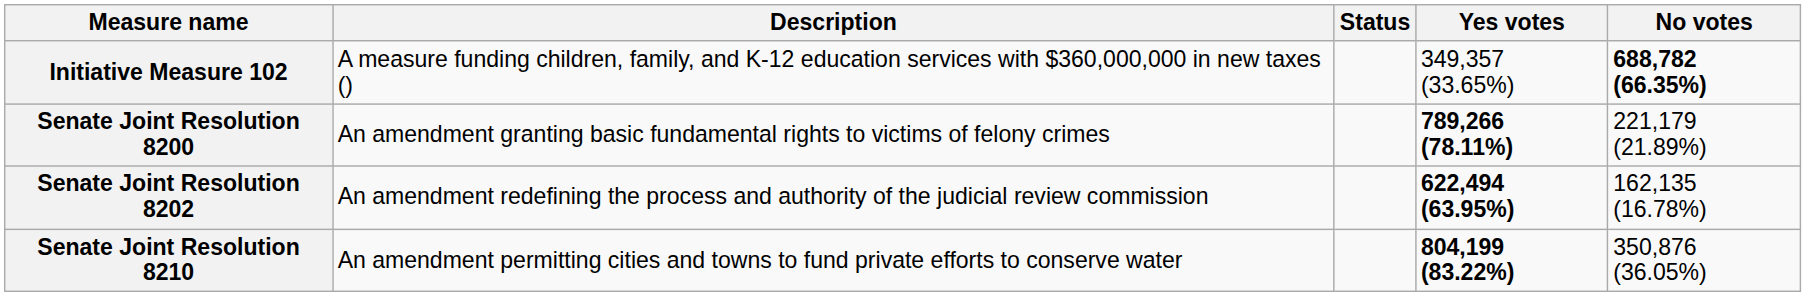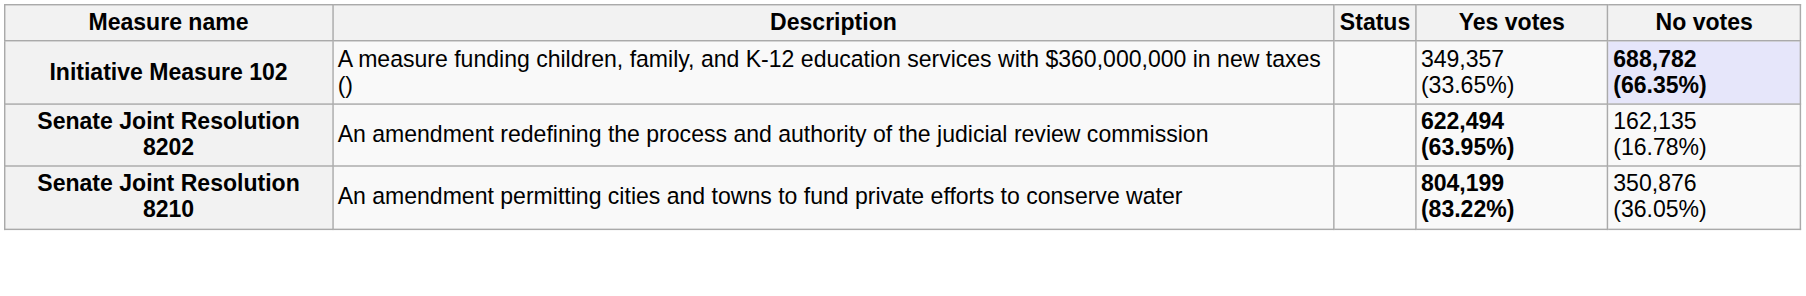(1660, 72) no background -> (1660, 72) lavender background
- row: (169, 134)
